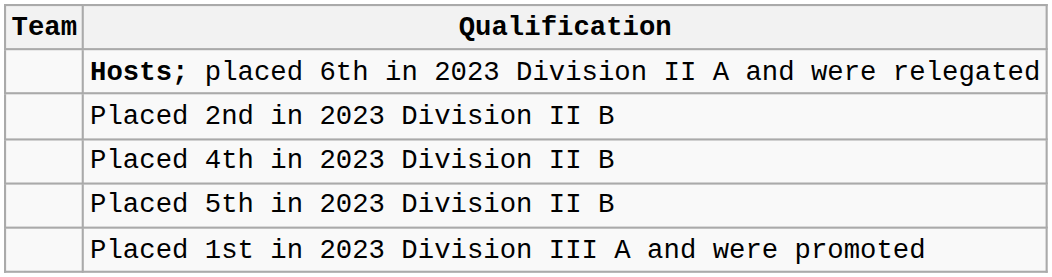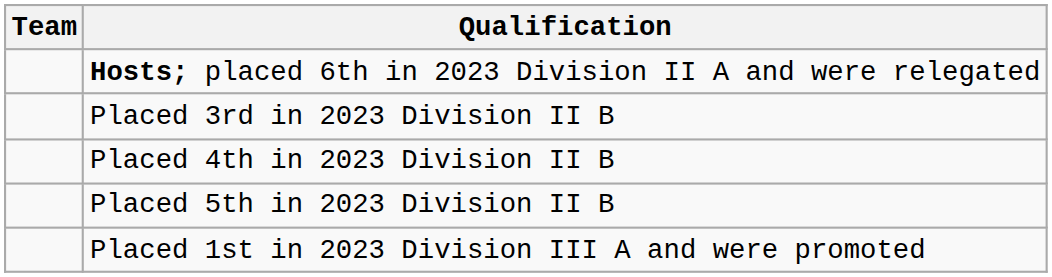- row: (352, 116)
+ row: (352, 116)
